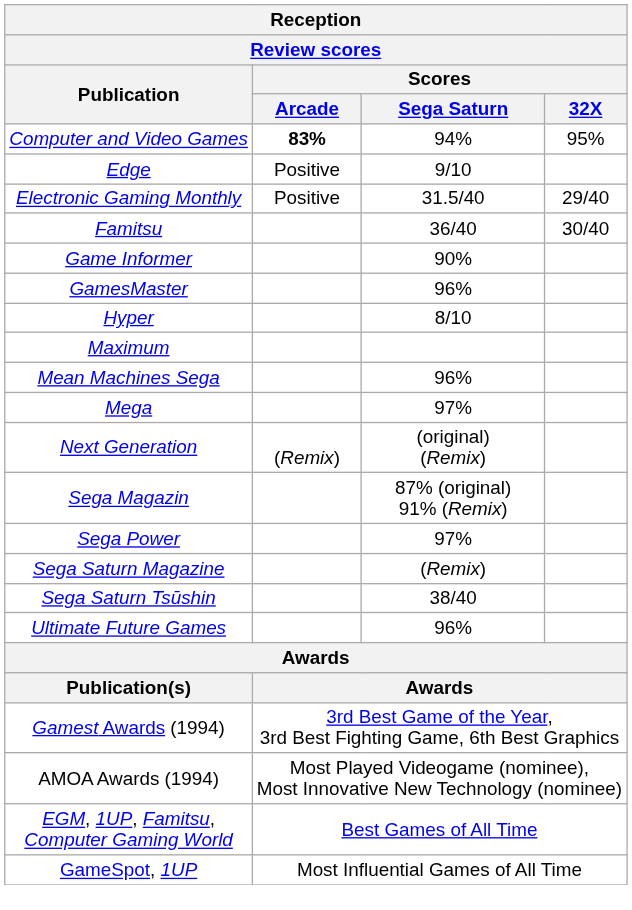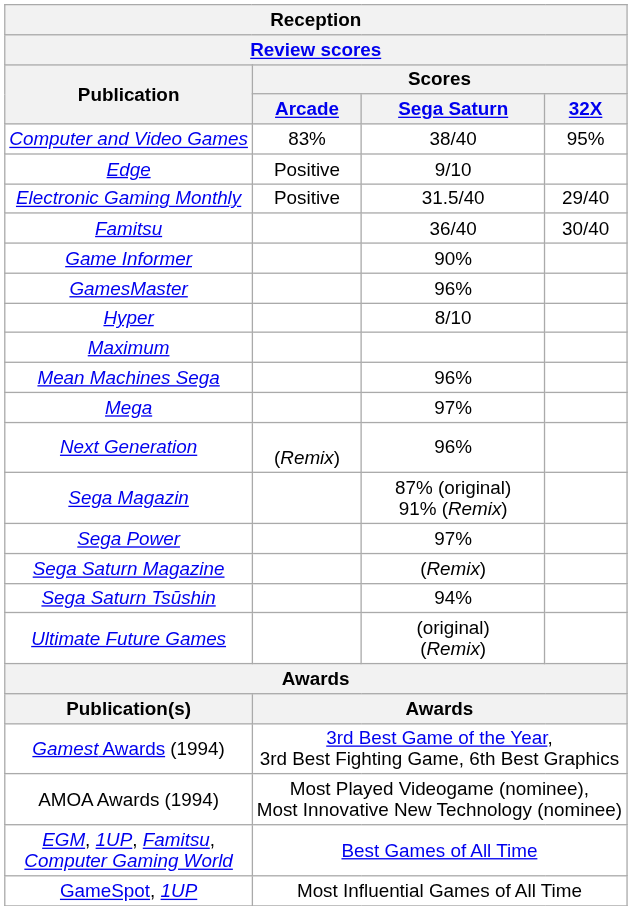(307, 139) bold -> (307, 139) normal
(453, 139) 94% -> (453, 139) 38/40
(453, 447) (original) (Remix) -> (453, 447) 96%
(453, 598) 38/40 -> (453, 598) 94%
(453, 628) 96% -> (453, 638) (original) (Remix)
